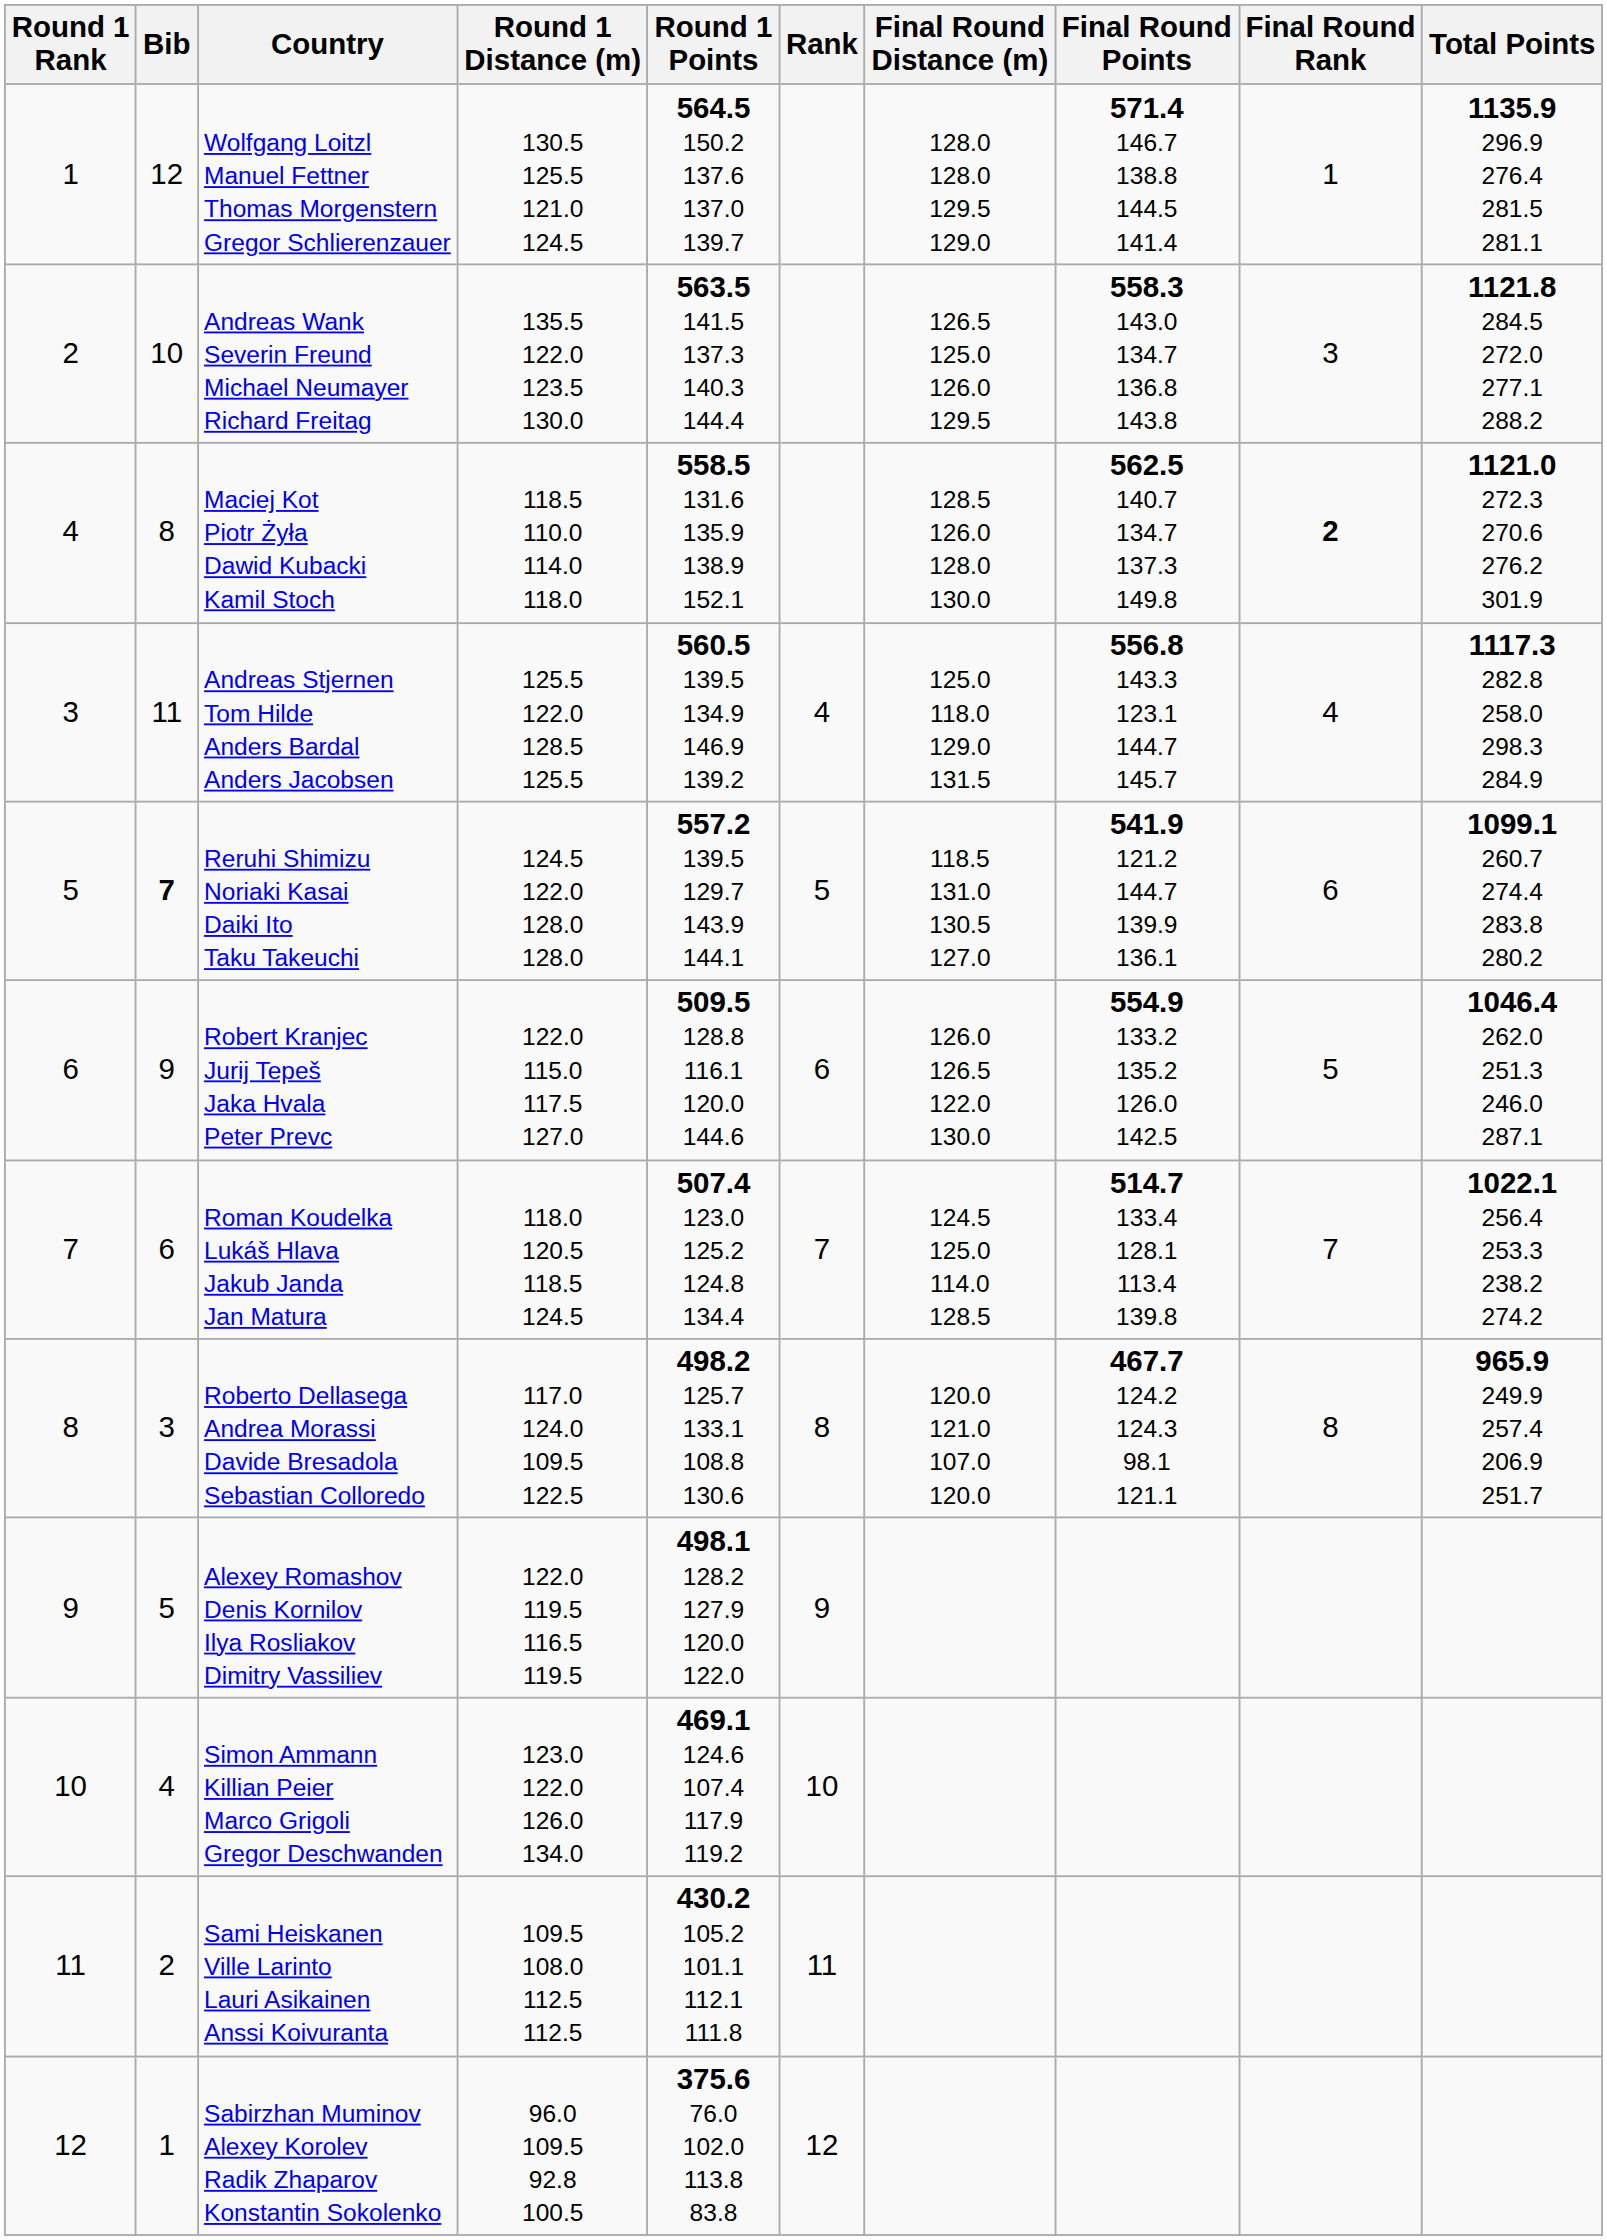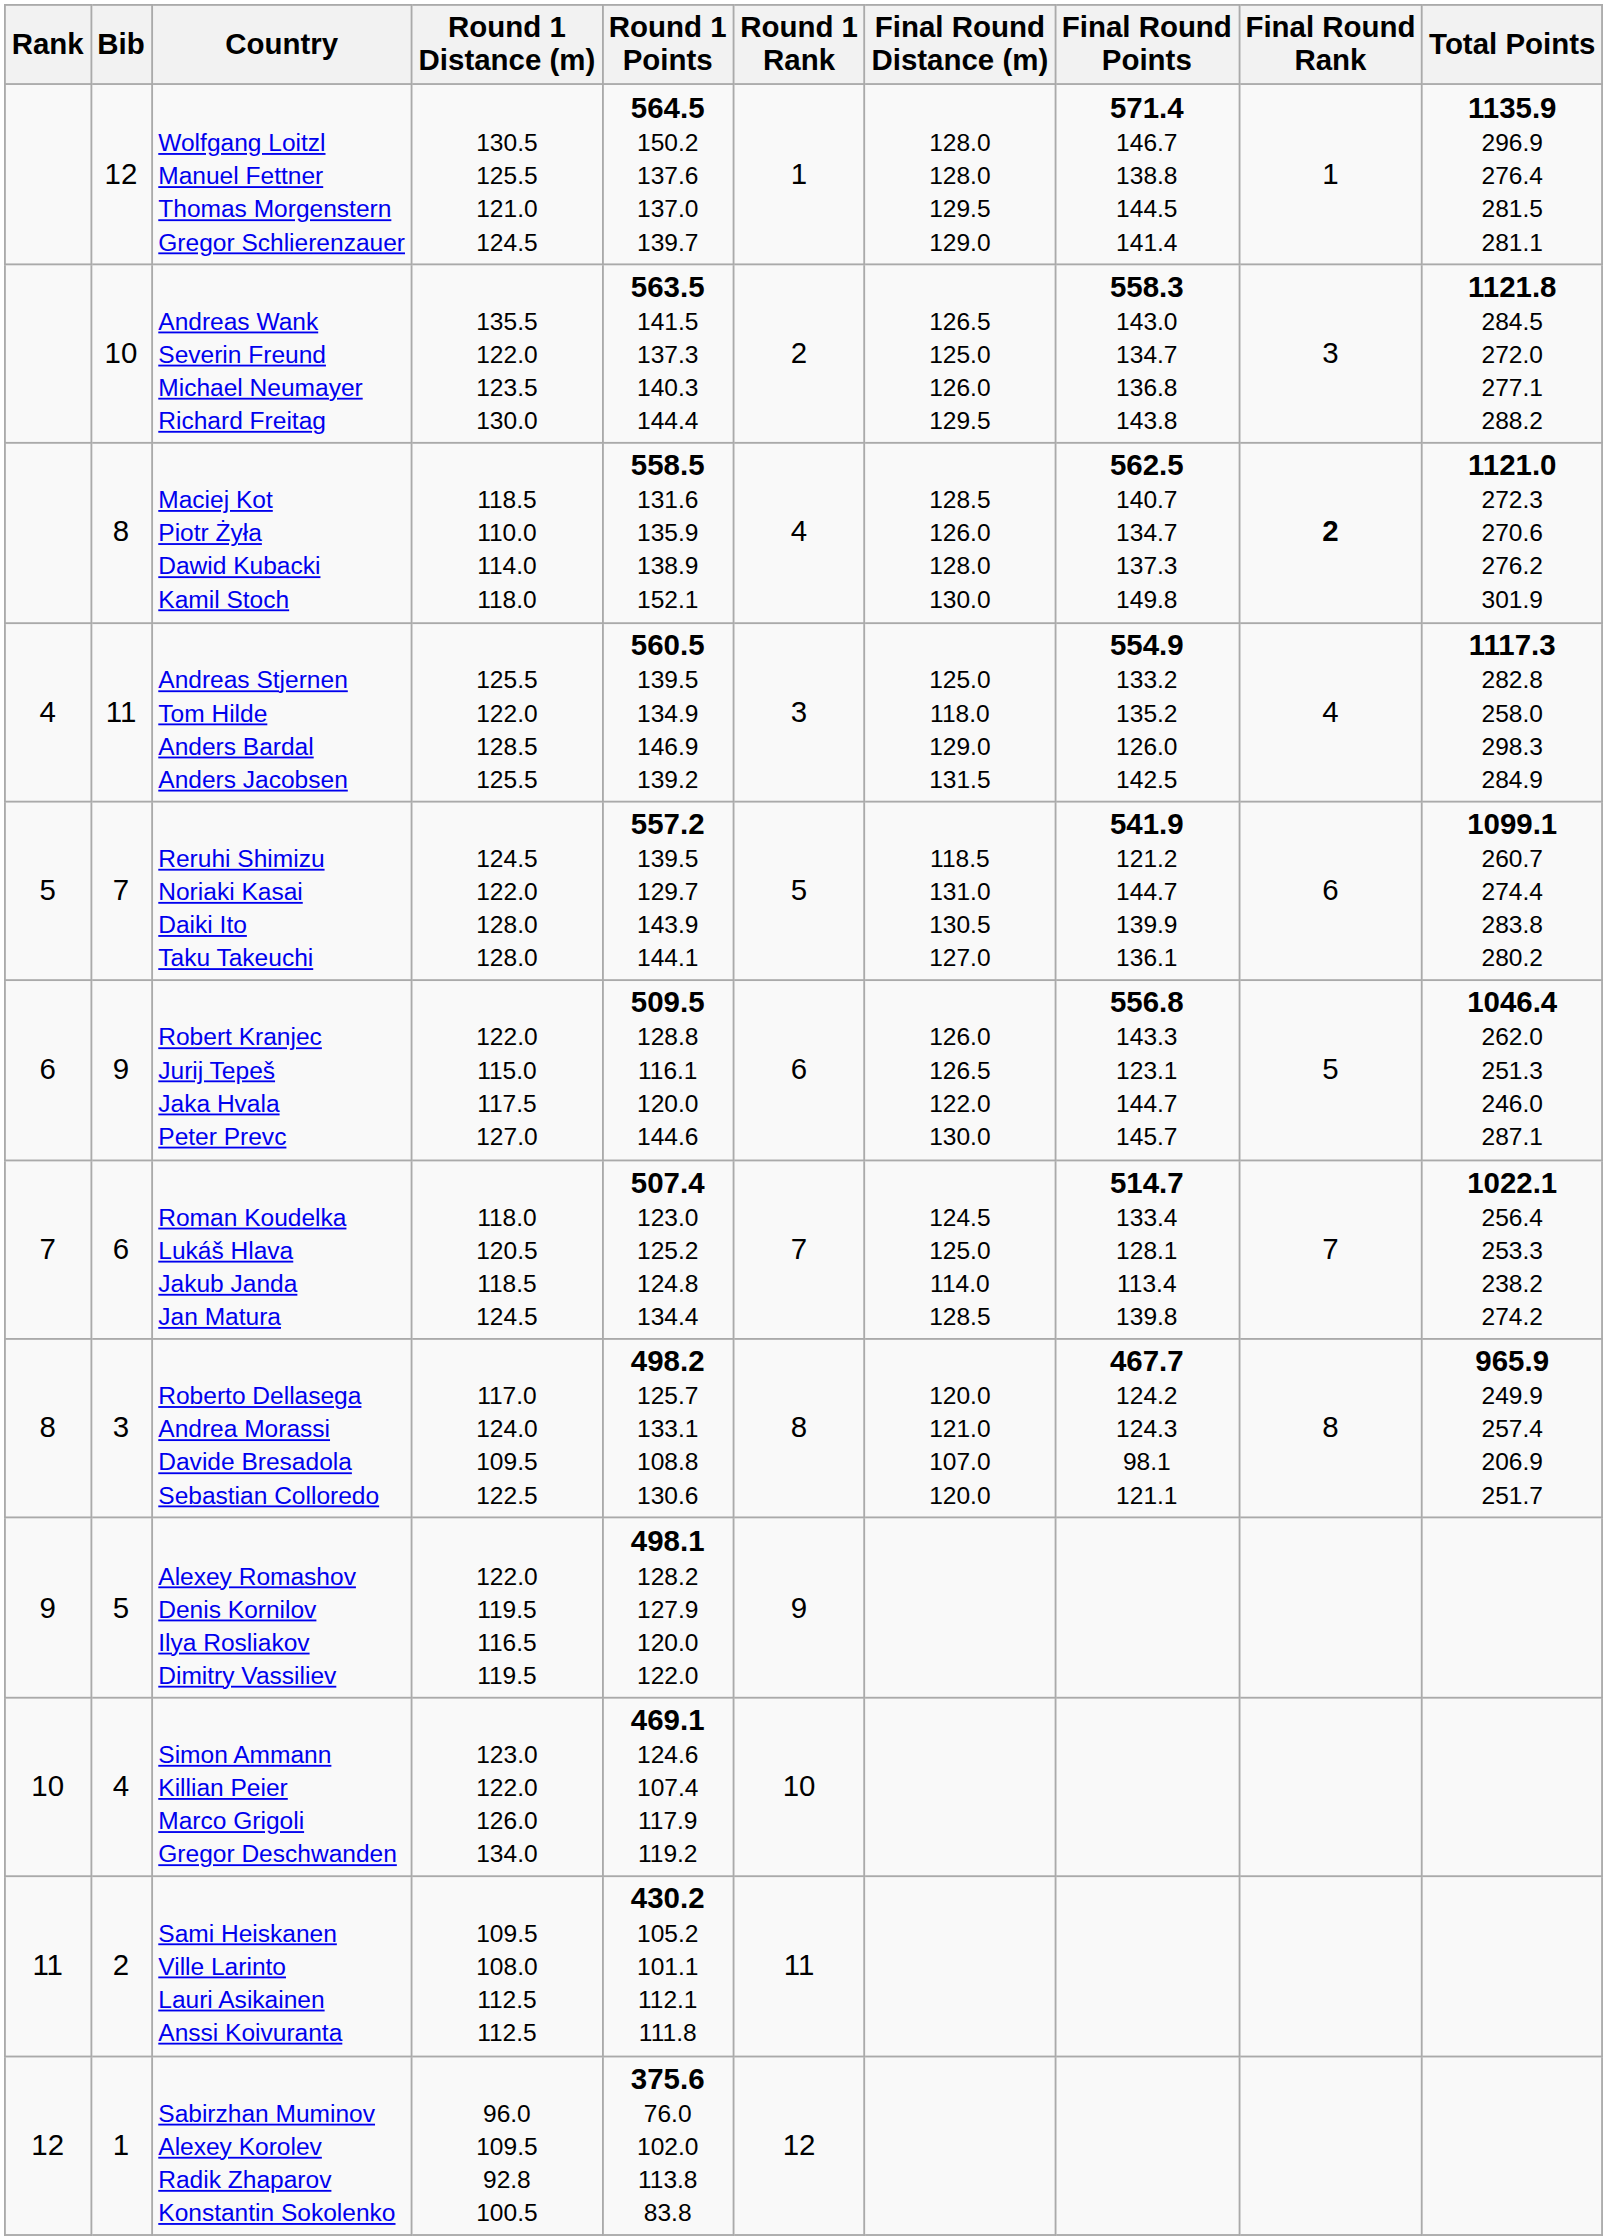columns swapped: (822, 44) <-> (71, 44)
(1147, 711) 556.8 143.3 123.1 144.7 145.7 -> (1147, 711) 554.9 133.2 135.2 126.0 142.5
(167, 890) bold -> (121, 890) normal
(1147, 1069) 554.9 133.2 135.2 126.0 142.5 -> (1147, 1069) 556.8 143.3 123.1 144.7 145.7
